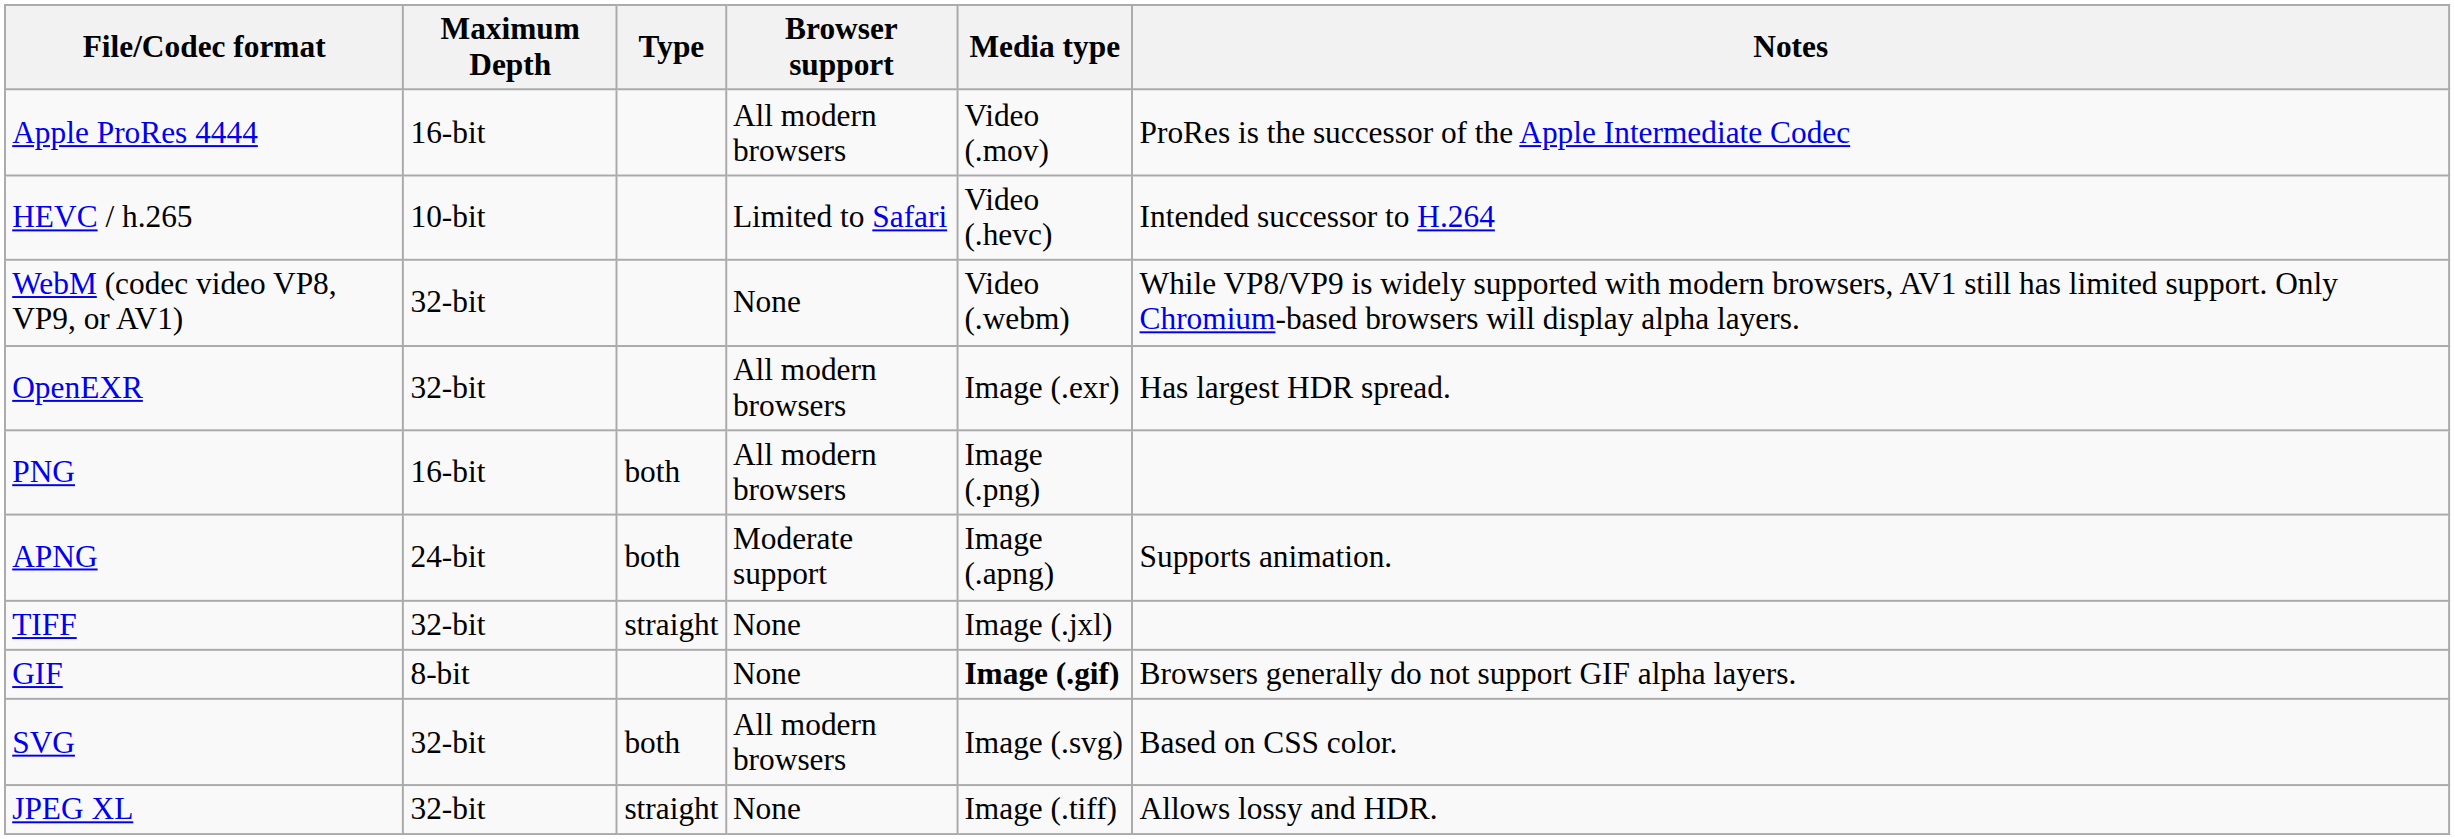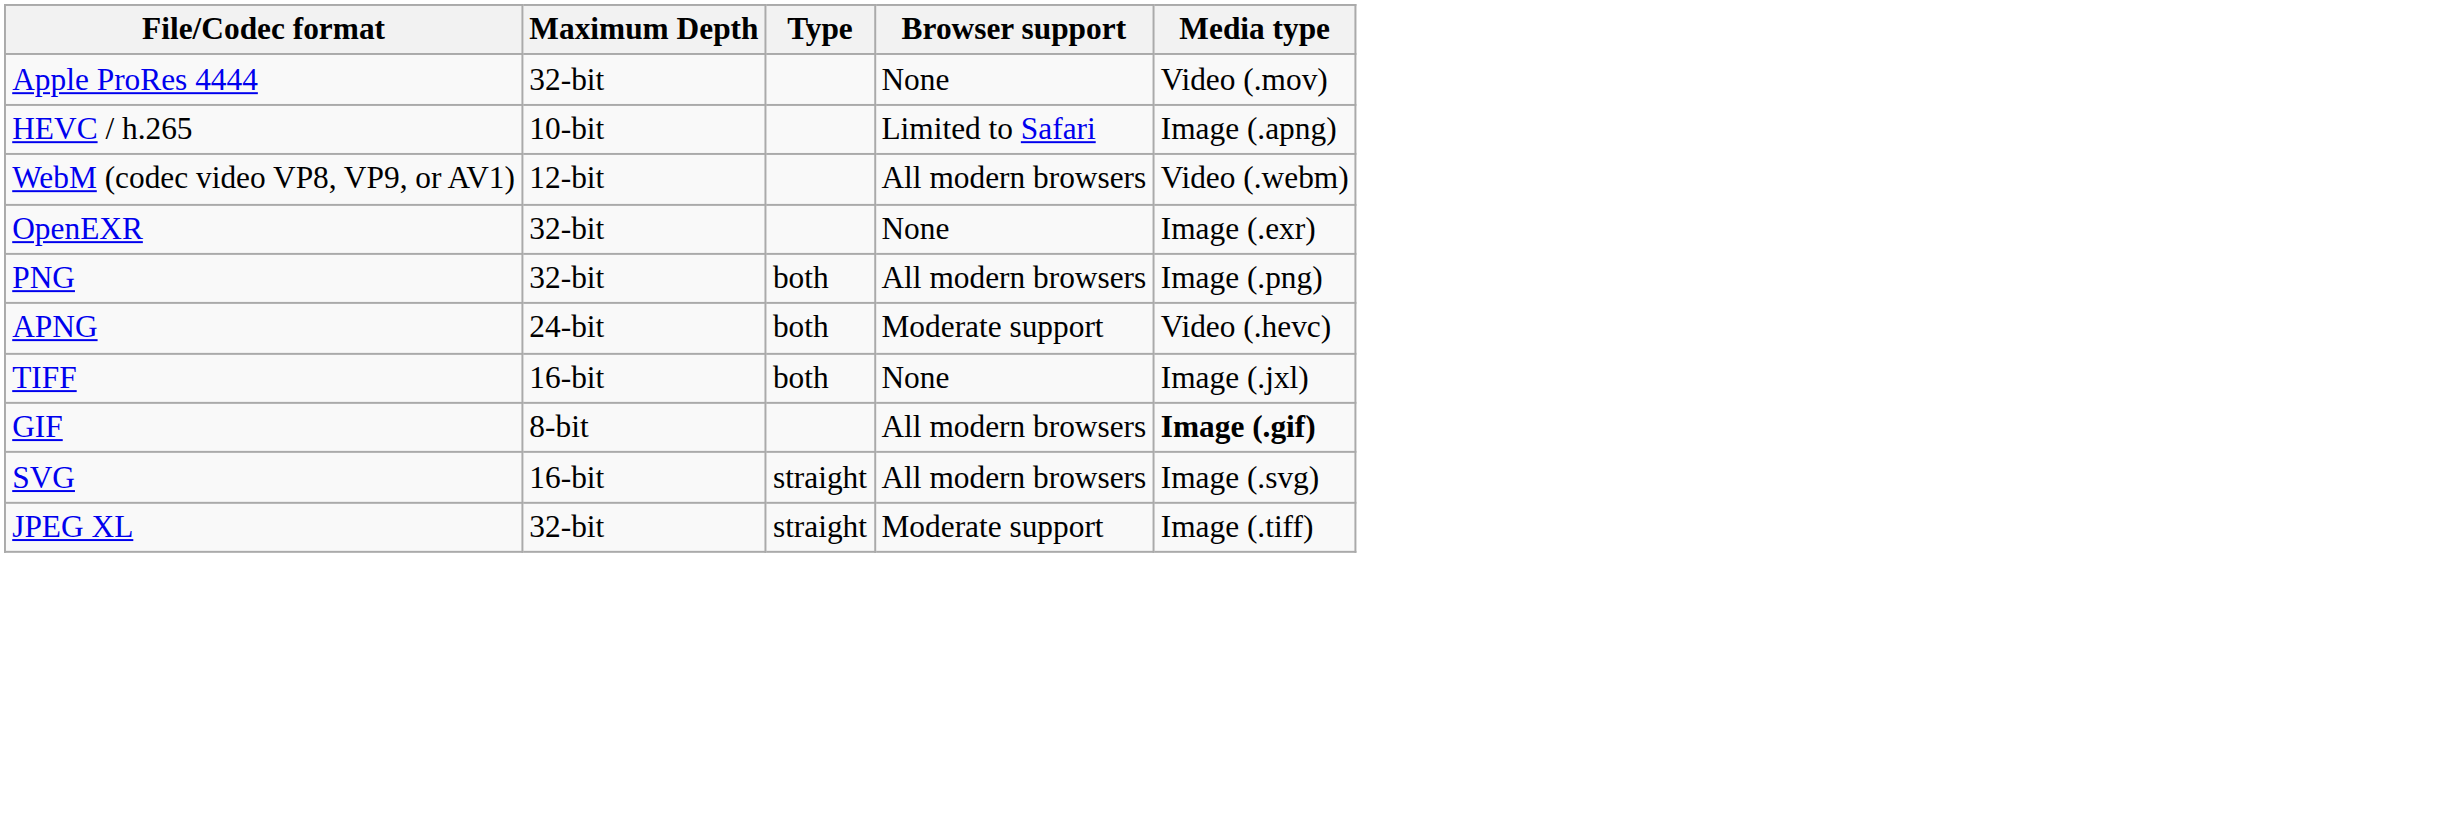- column: (1791, 47)
(448, 132) 16-bit -> (567, 79) 32-bit
(805, 132) All modern browsers -> (915, 79) None
(1008, 217) Video (.hevc) -> (1249, 128) Image (.apng)
(448, 302) 32-bit -> (567, 178) 12-bit
(767, 302) None -> (1014, 178) All modern browsers
(805, 387) All modern browsers -> (915, 228) None
(448, 472) 16-bit -> (567, 278) 32-bit
(1009, 557) Image (.apng) -> (1246, 327) Video (.hevc)
(448, 624) 32-bit -> (567, 377) 16-bit
(671, 624) straight -> (801, 377) both
(767, 674) None -> (1014, 427) All modern browsers
(448, 741) 32-bit -> (567, 476) 16-bit
(652, 741) both -> (820, 476) straight
(767, 808) None -> (993, 526) Moderate support
